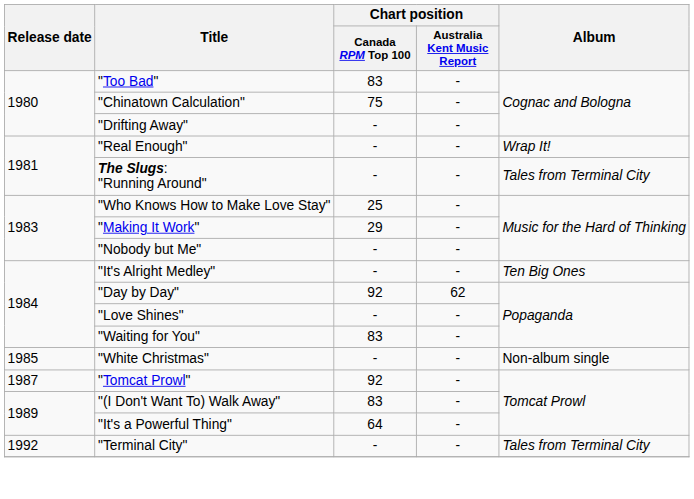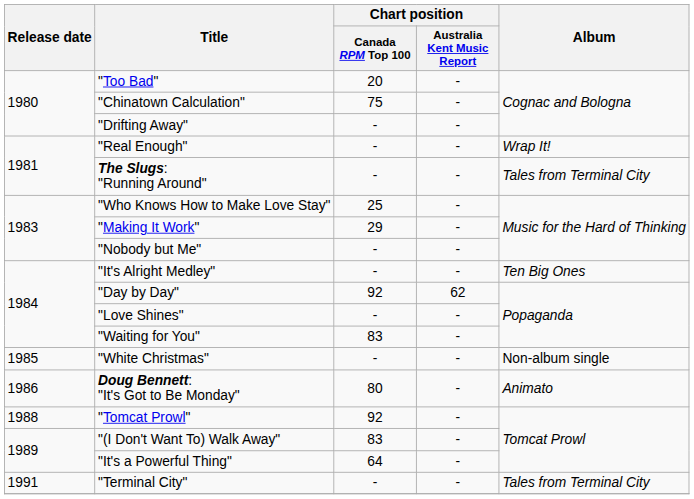(375, 81) 83 -> (375, 81) 20
+ row: (169, 388)
(23, 380) 1987 -> (23, 417) 1988
(23, 446) 1992 -> (23, 483) 1991
